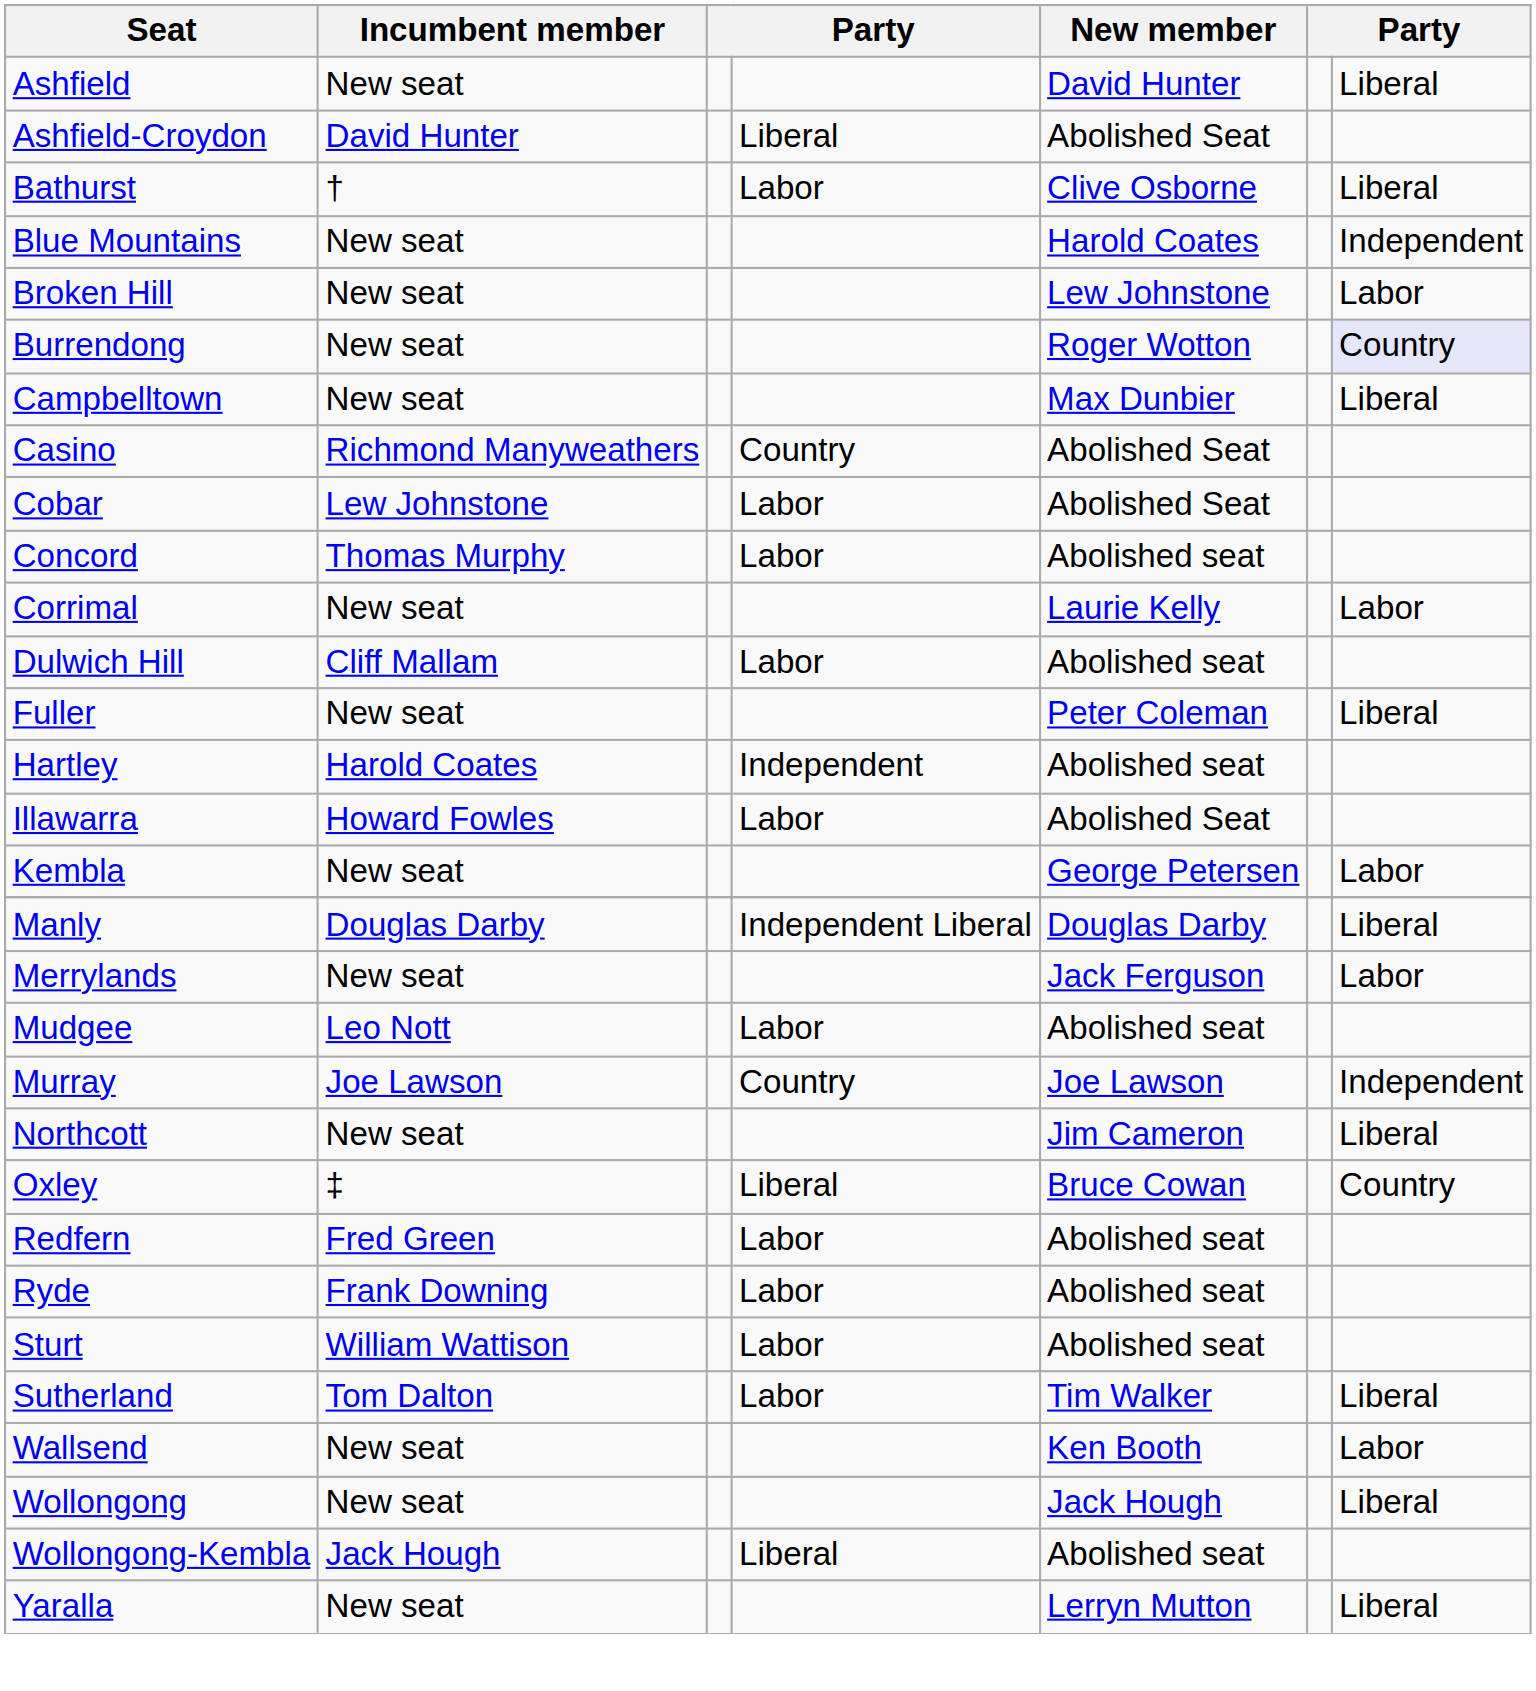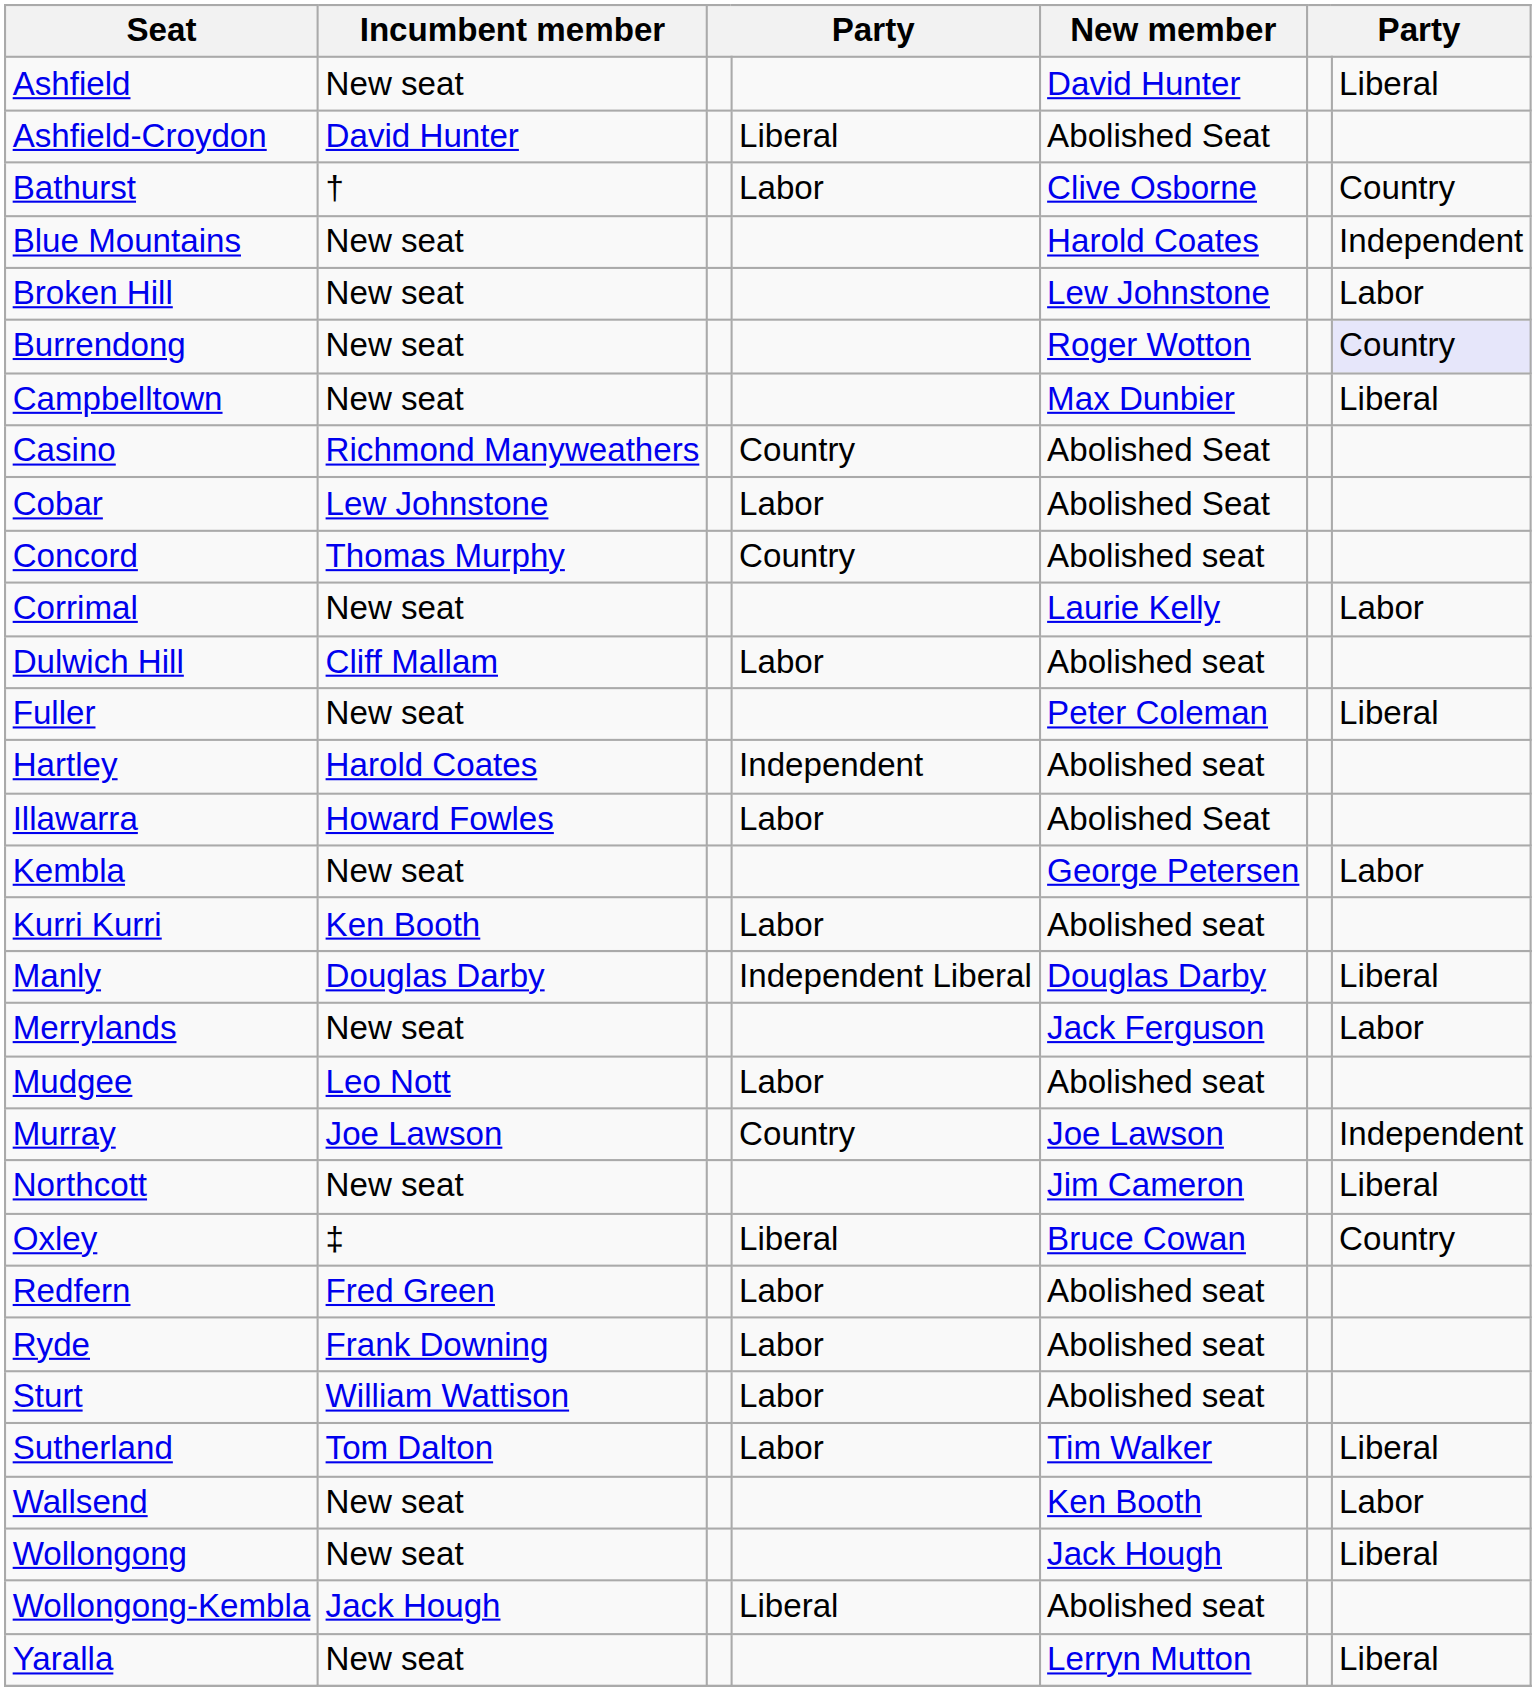(1389, 188) Liberal -> (1397, 188) Country
(781, 556) Labor -> (797, 556) Country
+ row: (87, 923)
